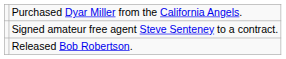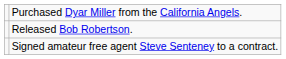rows swapped: (145, 29) <-> (72, 46)
